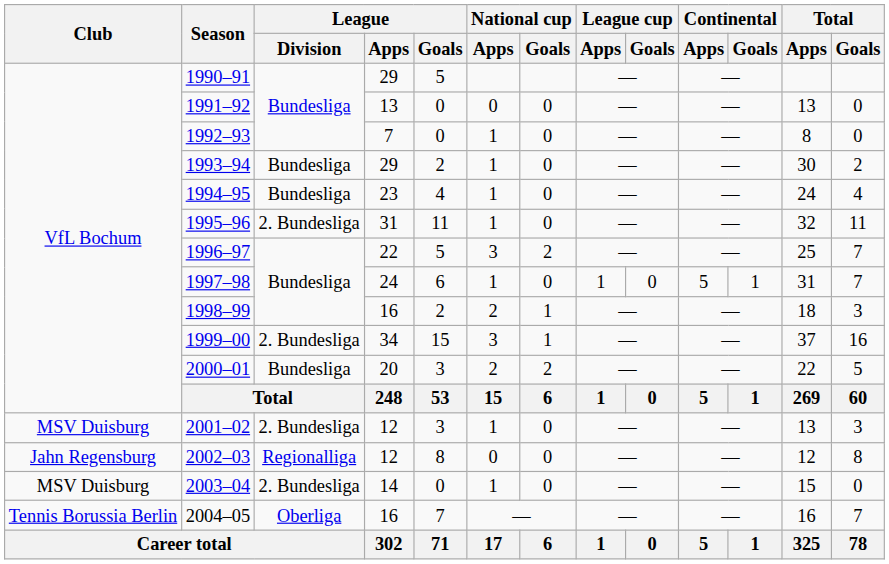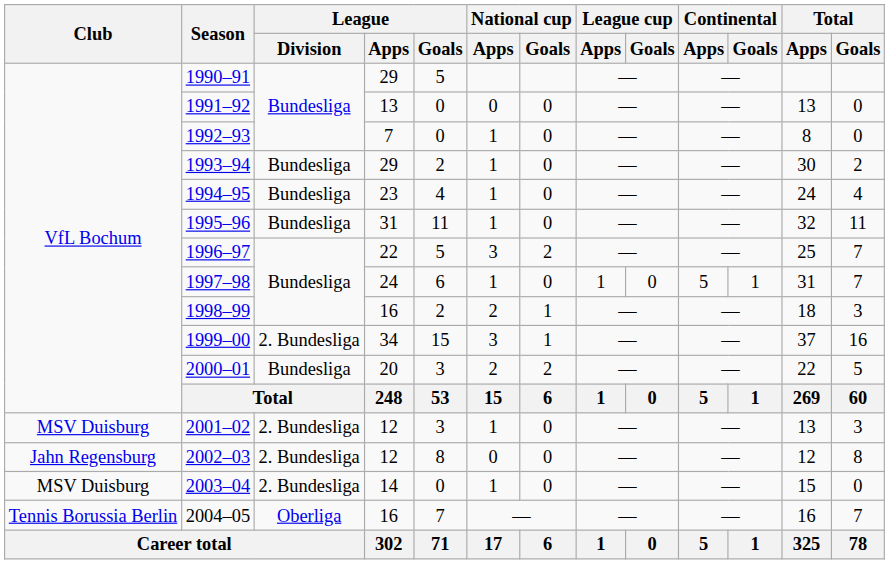(309, 223) 2. Bundesliga -> (309, 223) Bundesliga
(309, 456) Regionalliga -> (309, 456) 2. Bundesliga
